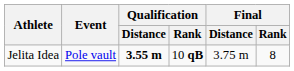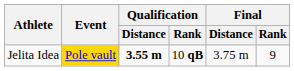(91, 56) no background -> (91, 56) gold background
(273, 56) 8 -> (273, 56) 9
